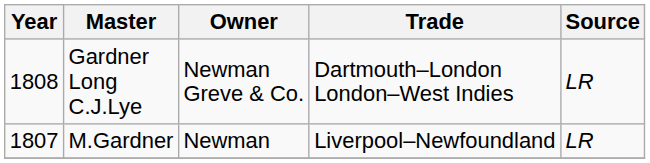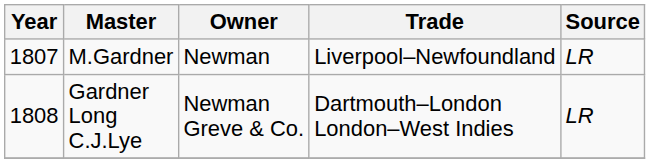rows swapped: (121, 140) <-> (109, 81)
